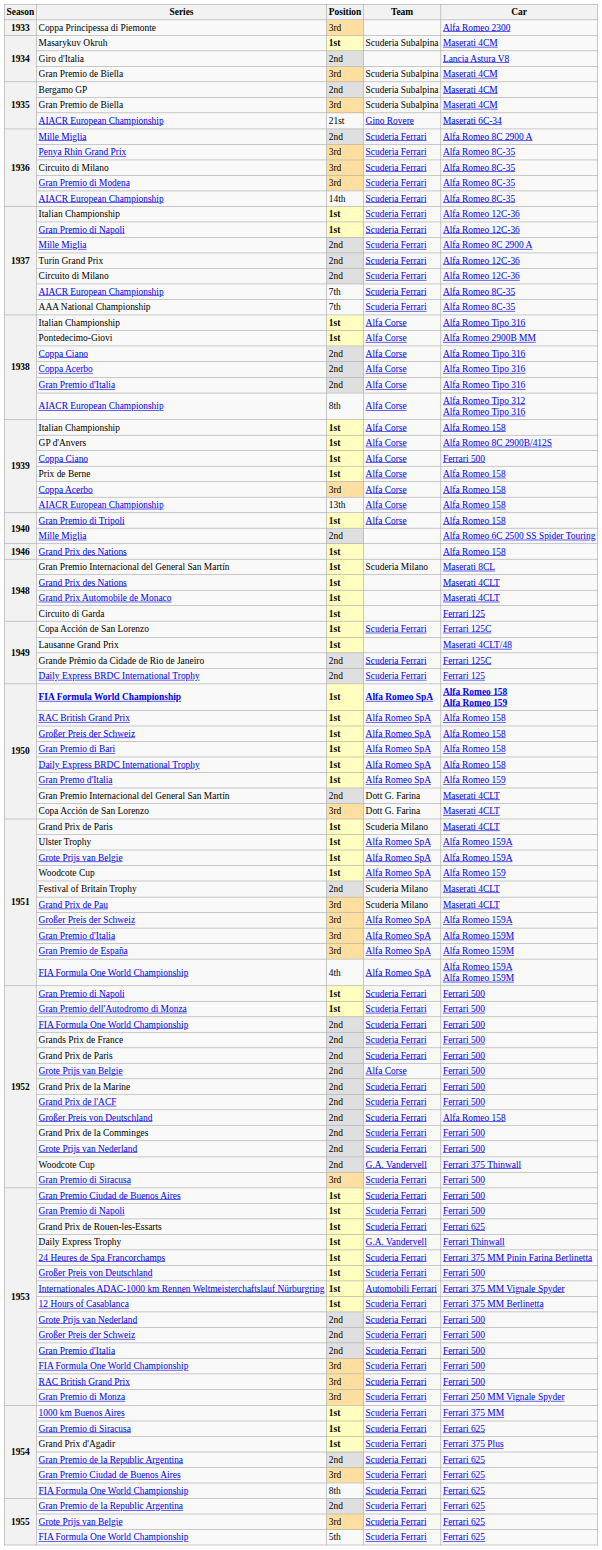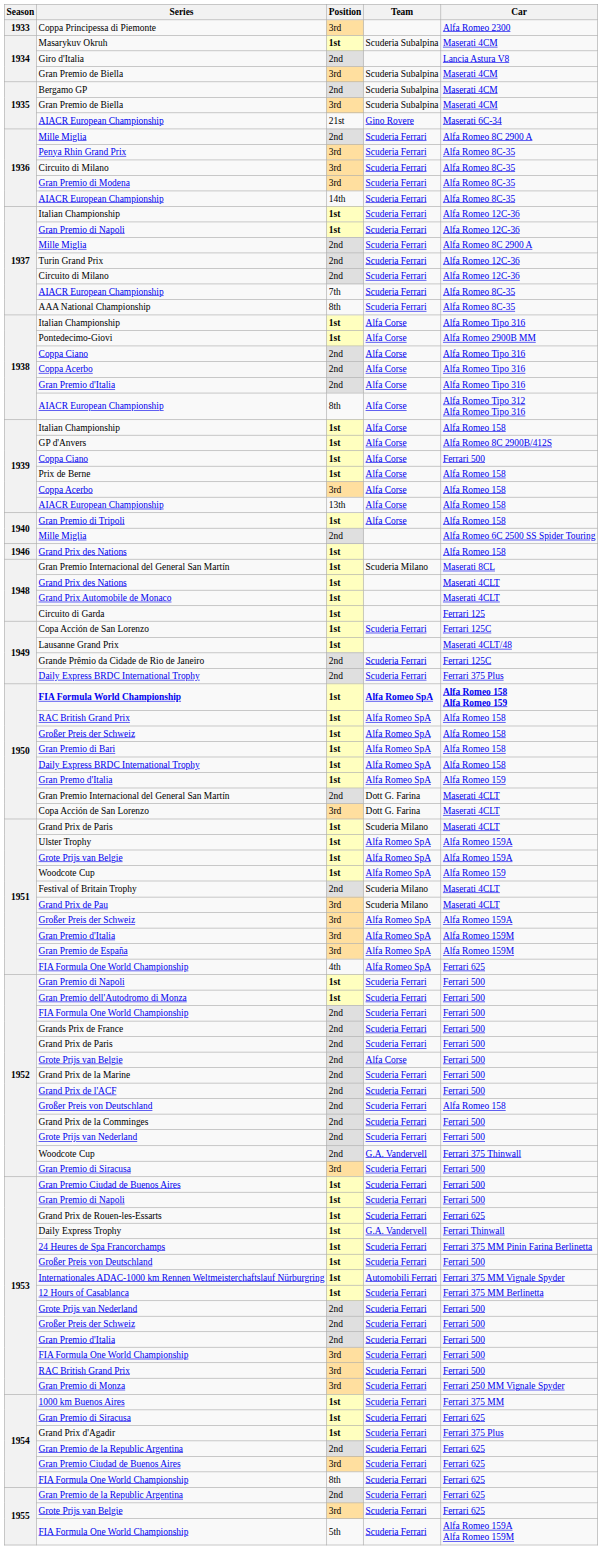(335, 307) 7th -> (335, 307) 8th
(464, 676) Ferrari 125 -> (473, 676) Ferrari 375 Plus
(478, 972) Alfa Romeo 159A Alfa Romeo 159M -> (464, 967) Ferrari 625
(464, 1537) Ferrari 625 -> (478, 1532) Alfa Romeo 159A Alfa Romeo 159M
